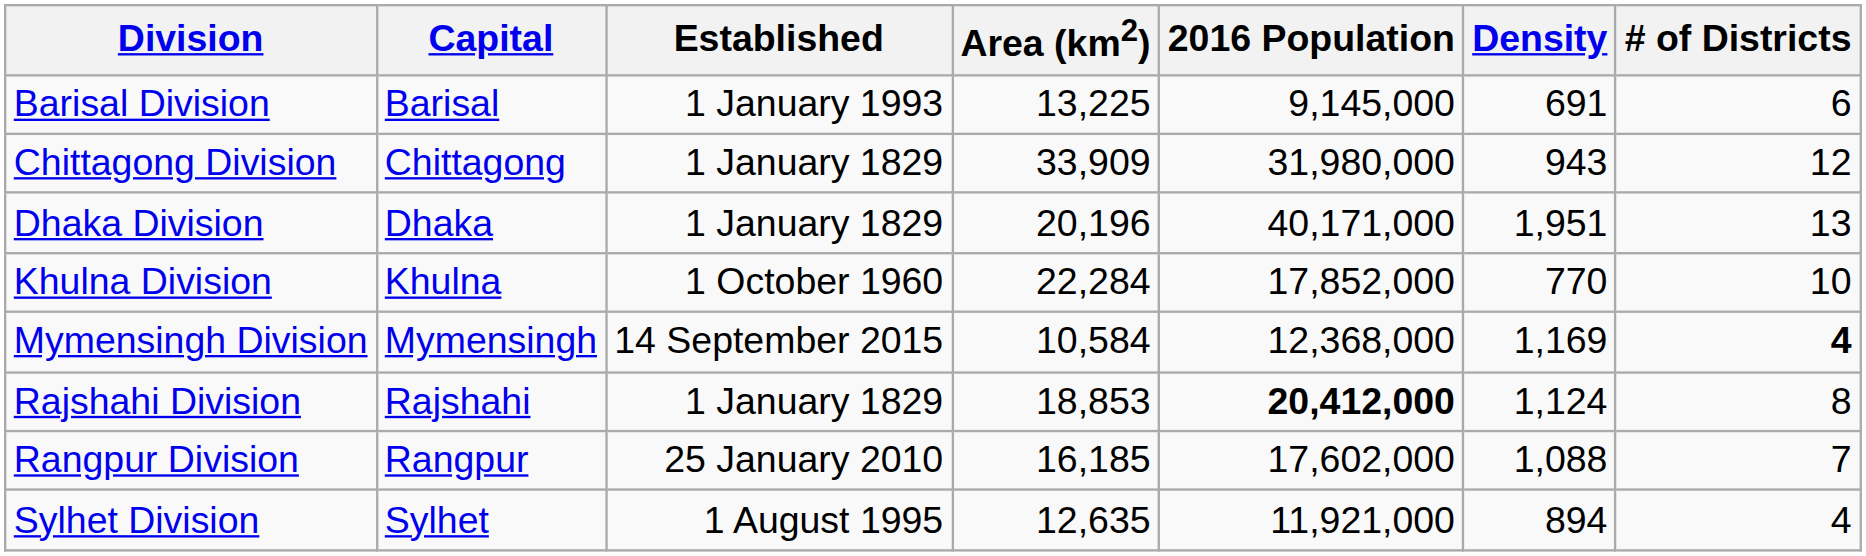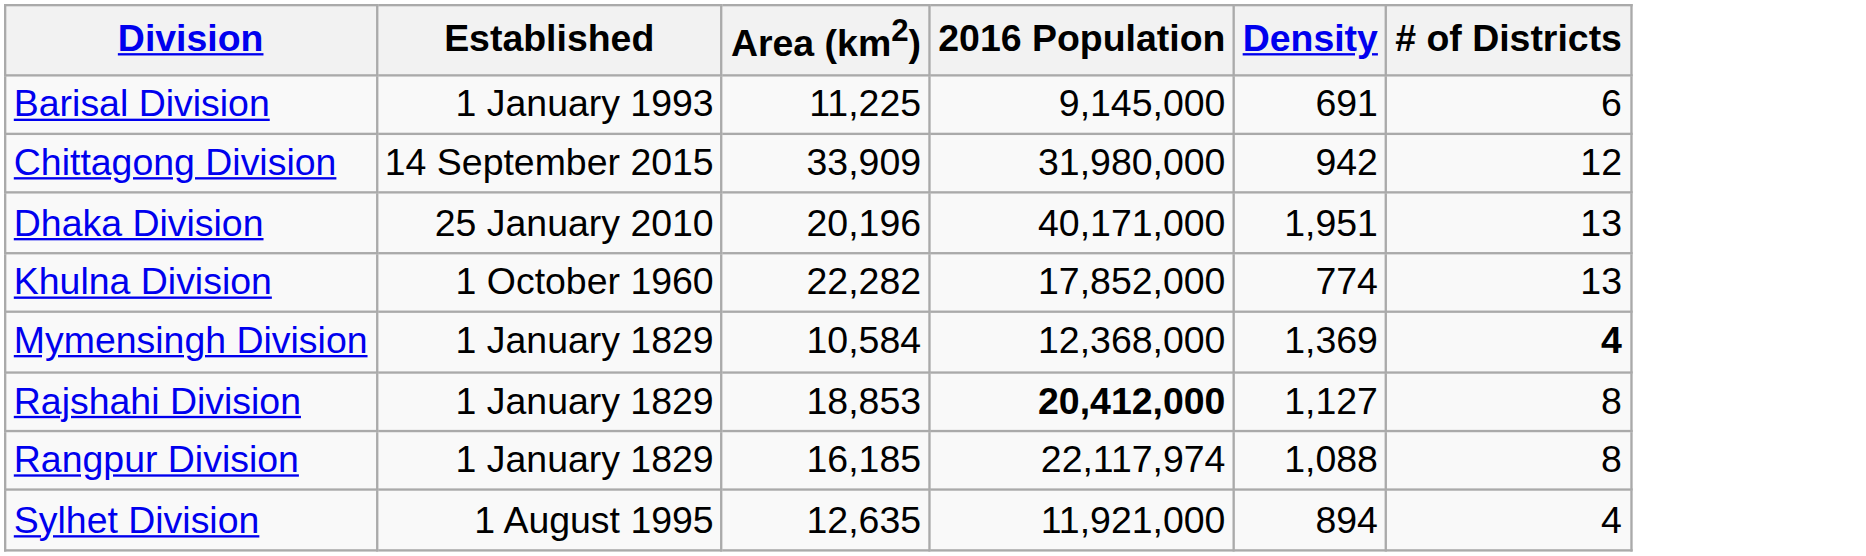- column: (491, 39)
(1093, 103) 13,225 -> (865, 103) 11,225
(814, 163) 1 January 1829 -> (549, 163) 14 September 2015
(1576, 163) 943 -> (1347, 163) 942
(814, 222) 1 January 1829 -> (574, 222) 25 January 2010
(1093, 281) 22,284 -> (864, 281) 22,282
(1576, 281) 770 -> (1347, 281) 774
(1831, 281) 10 -> (1601, 281) 13
(779, 341) 14 September 2015 -> (585, 341) 1 January 1829
(1561, 341) 1,169 -> (1331, 341) 1,369
(1561, 400) 1,124 -> (1331, 400) 1,127
(804, 459) 25 January 2010 -> (585, 459) 1 January 1829
(1361, 459) 17,602,000 -> (1133, 459) 22,117,974
(1841, 459) 7 -> (1612, 459) 8
